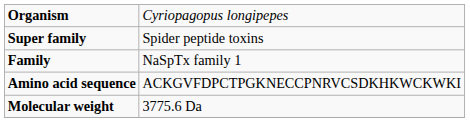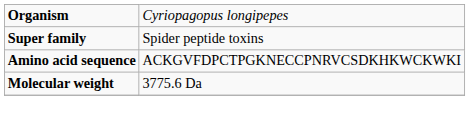- row: (29, 60)
